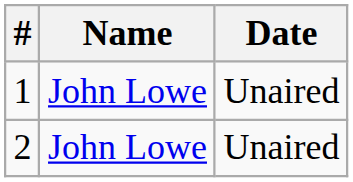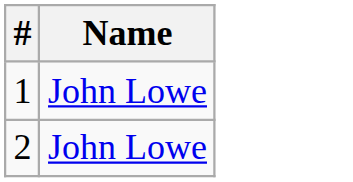- column: (282, 33)
